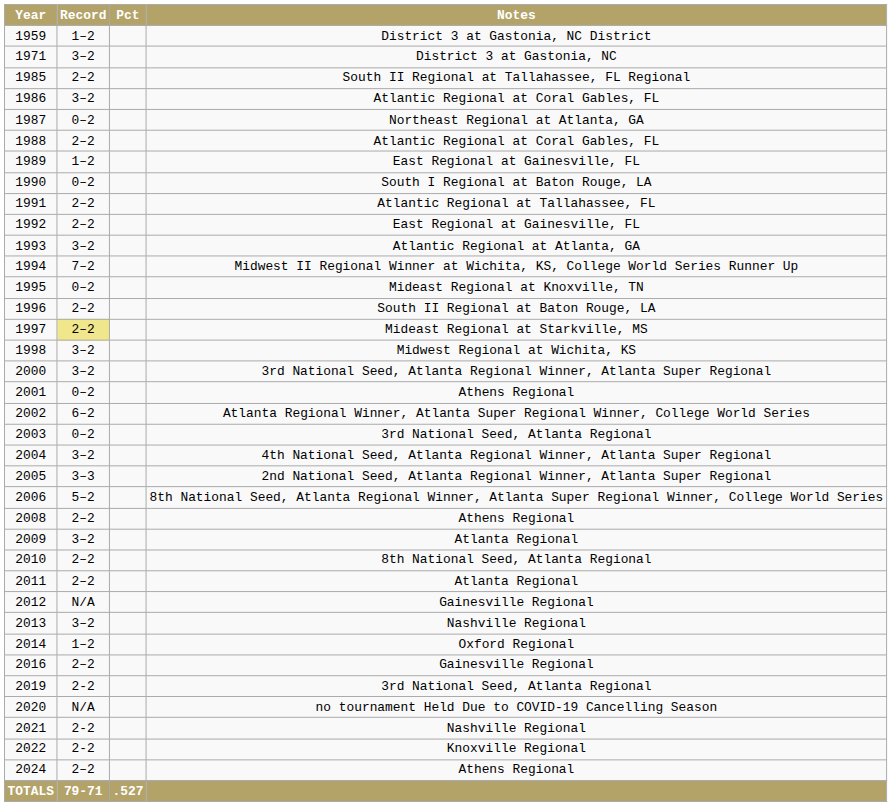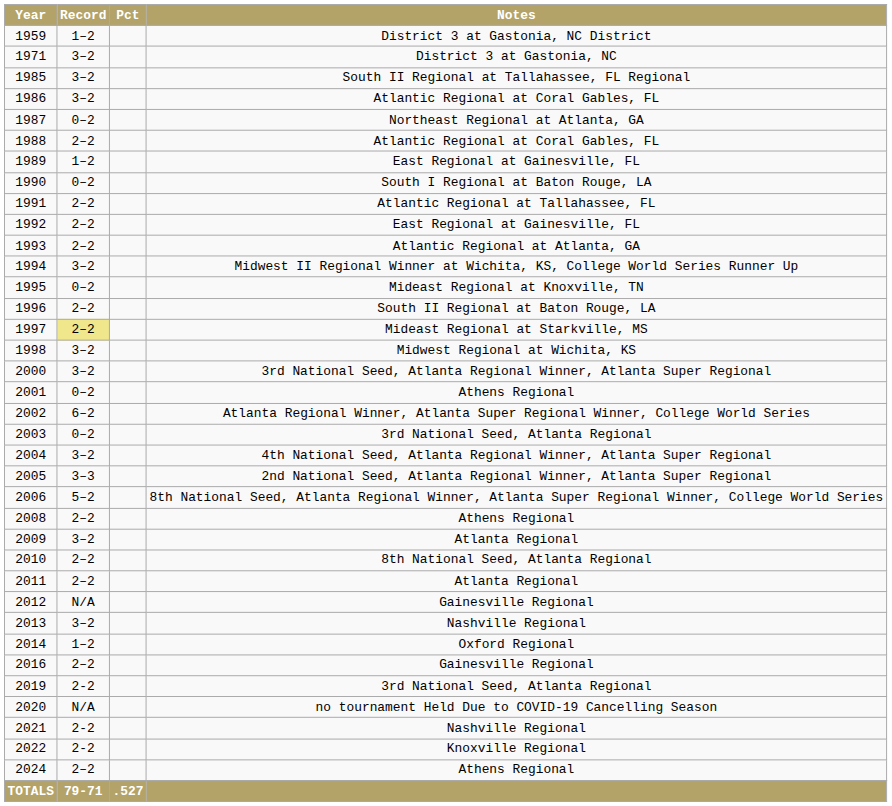(83, 78) 2–2 -> (83, 78) 3–2
(83, 246) 3–2 -> (83, 246) 2–2
(83, 267) 7–2 -> (83, 267) 3–2
